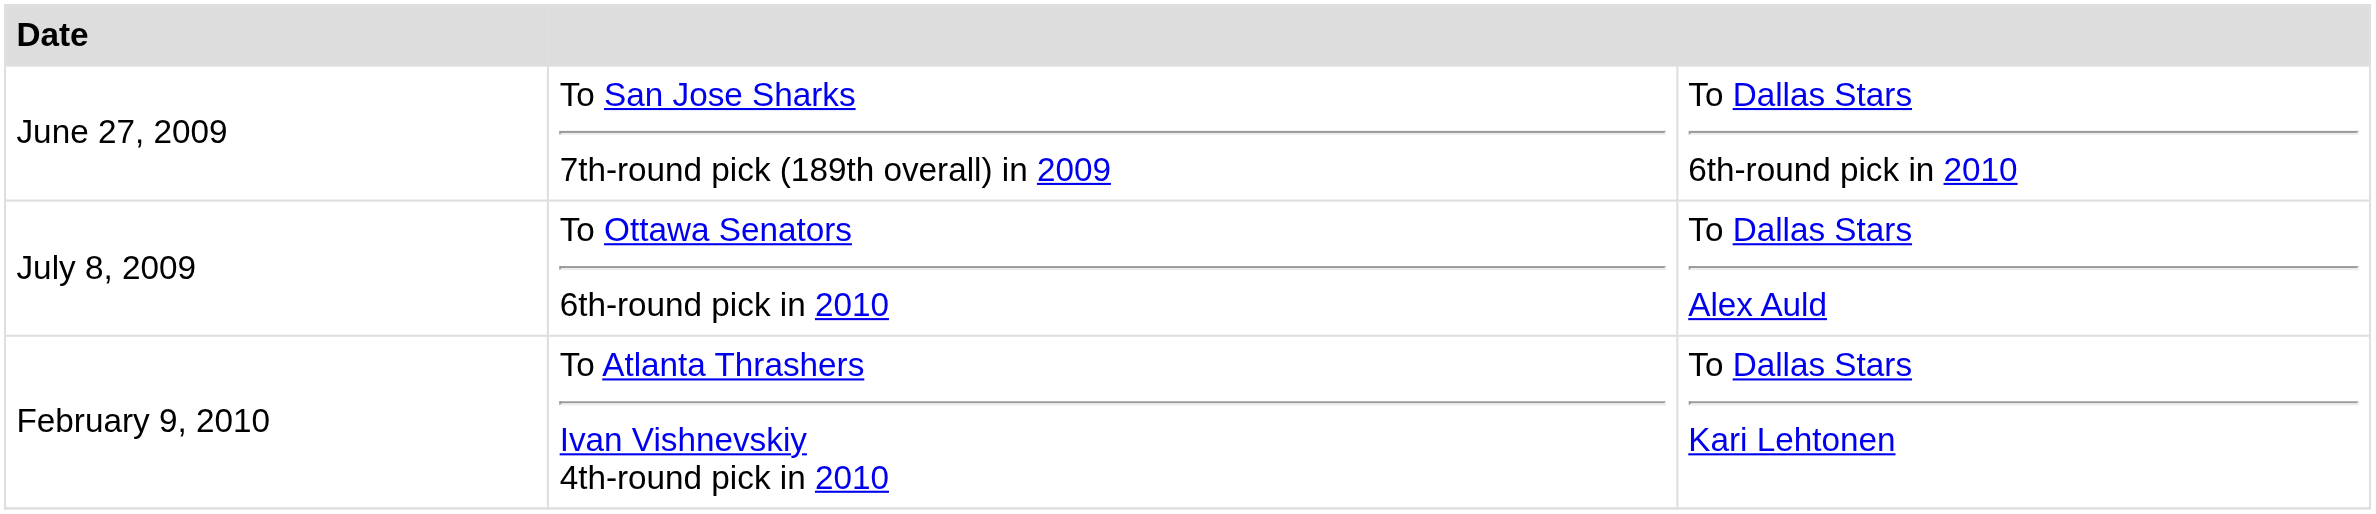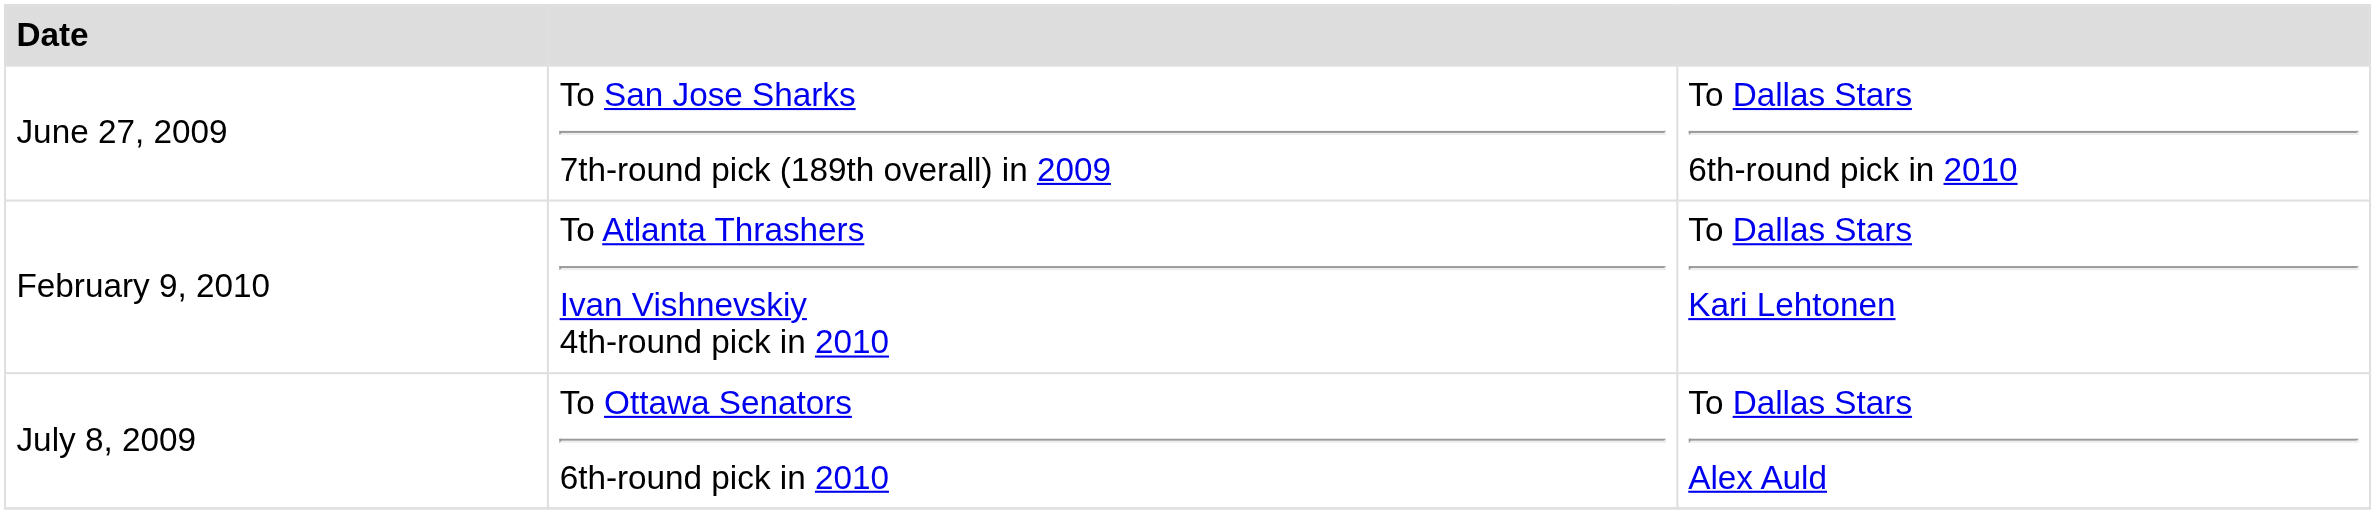rows swapped: (106, 267) <-> (143, 421)
